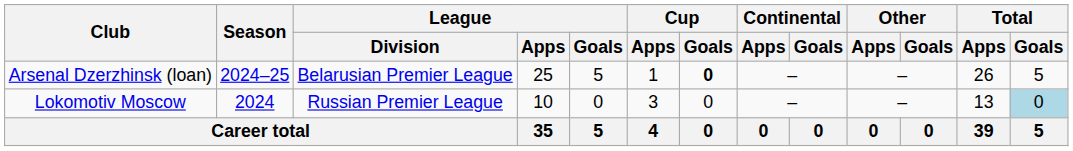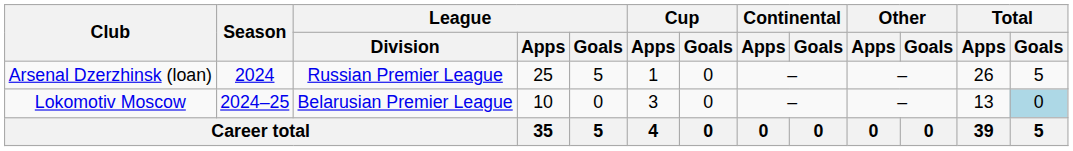(255, 74) 2024–25 -> (255, 74) 2024
(405, 74) Belarusian Premier League -> (405, 74) Russian Premier League
(708, 74) bold -> (708, 74) normal
(255, 103) 2024 -> (255, 103) 2024–25
(405, 103) Russian Premier League -> (405, 103) Belarusian Premier League
